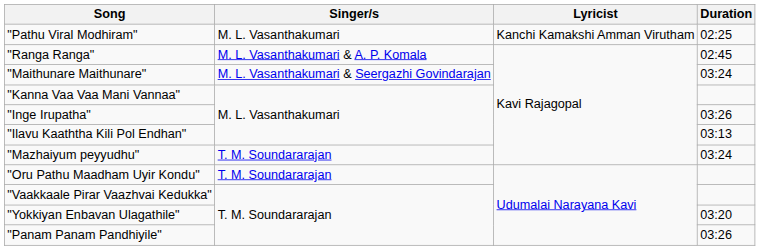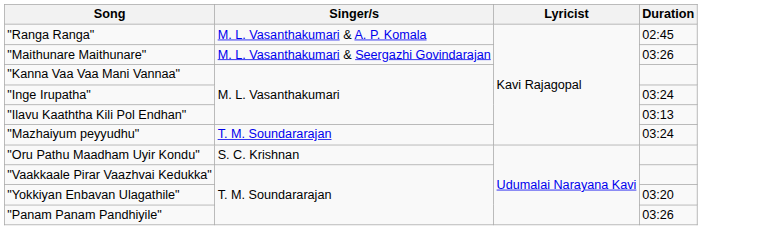- row: (72, 34)
(716, 74) 03:24 -> (658, 54) 03:26
(716, 114) 03:26 -> (658, 94) 03:24
(275, 174) T. M. Soundararajan -> (258, 154) S. C. Krishnan
